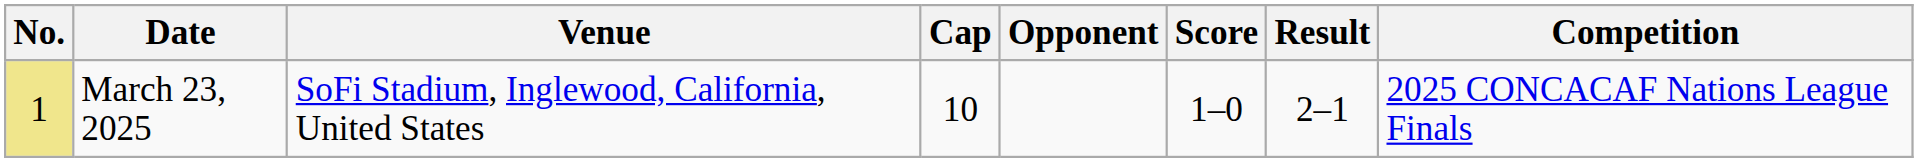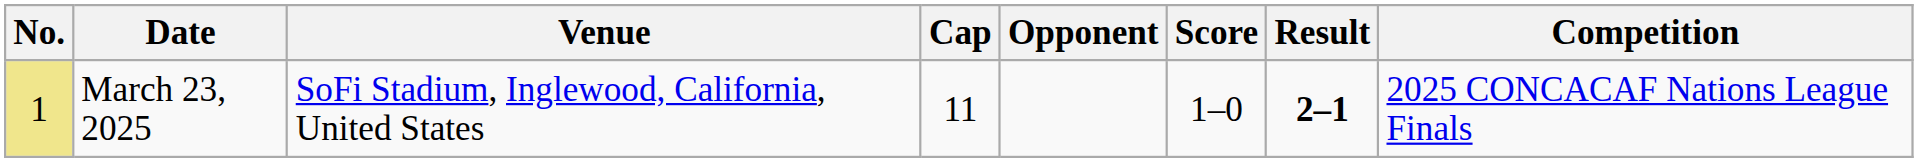(960, 108) 10 -> (960, 108) 11
(1322, 108) normal -> (1322, 108) bold
